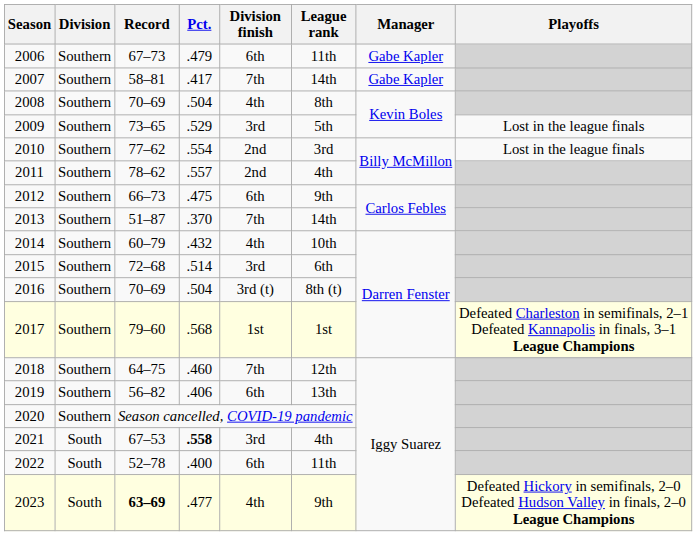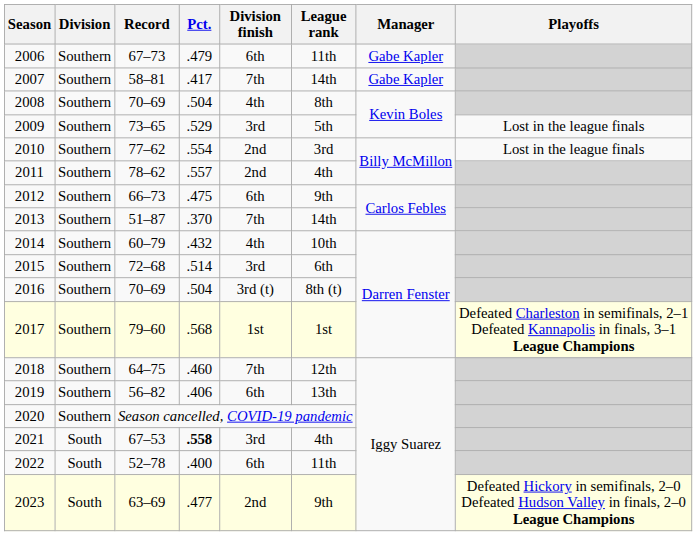(147, 502) bold -> (147, 502) normal
(255, 502) 4th -> (255, 502) 2nd
